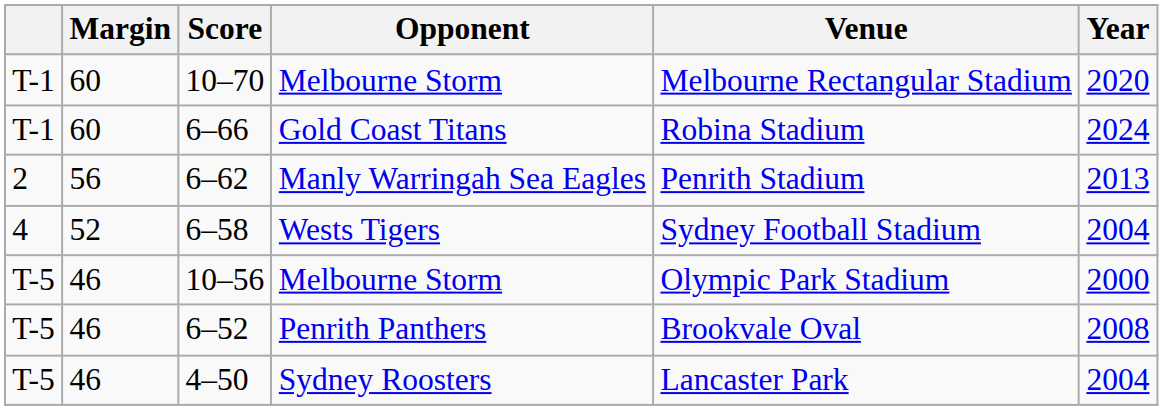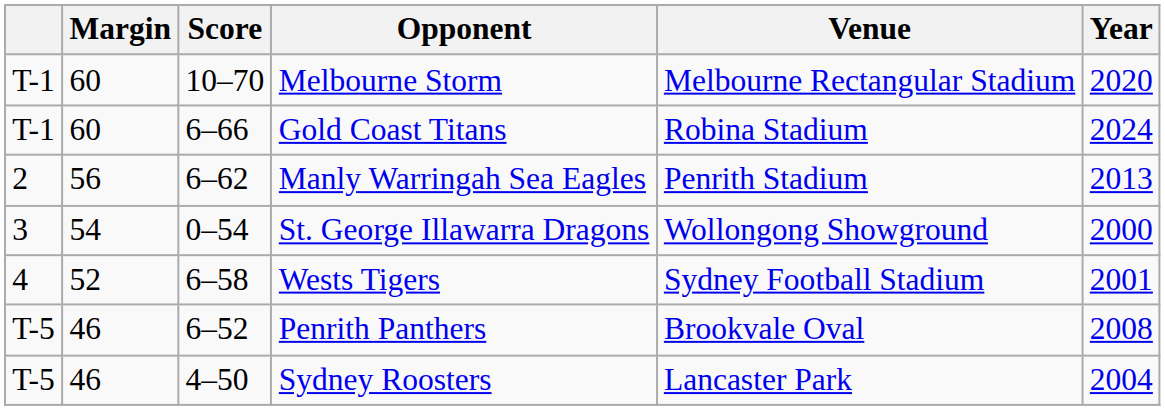+ row: (217, 229)
(1118, 229) 2004 -> (1121, 279) 2001
- row: (225, 279)
